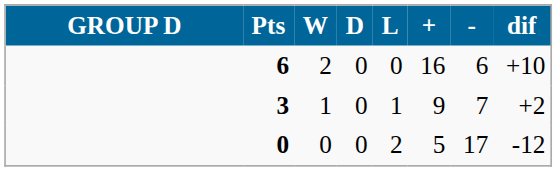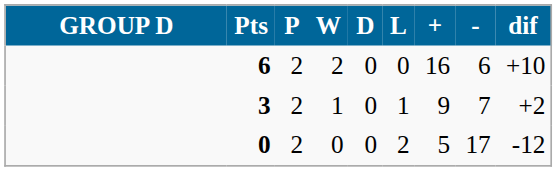+ column: (292, 25)
